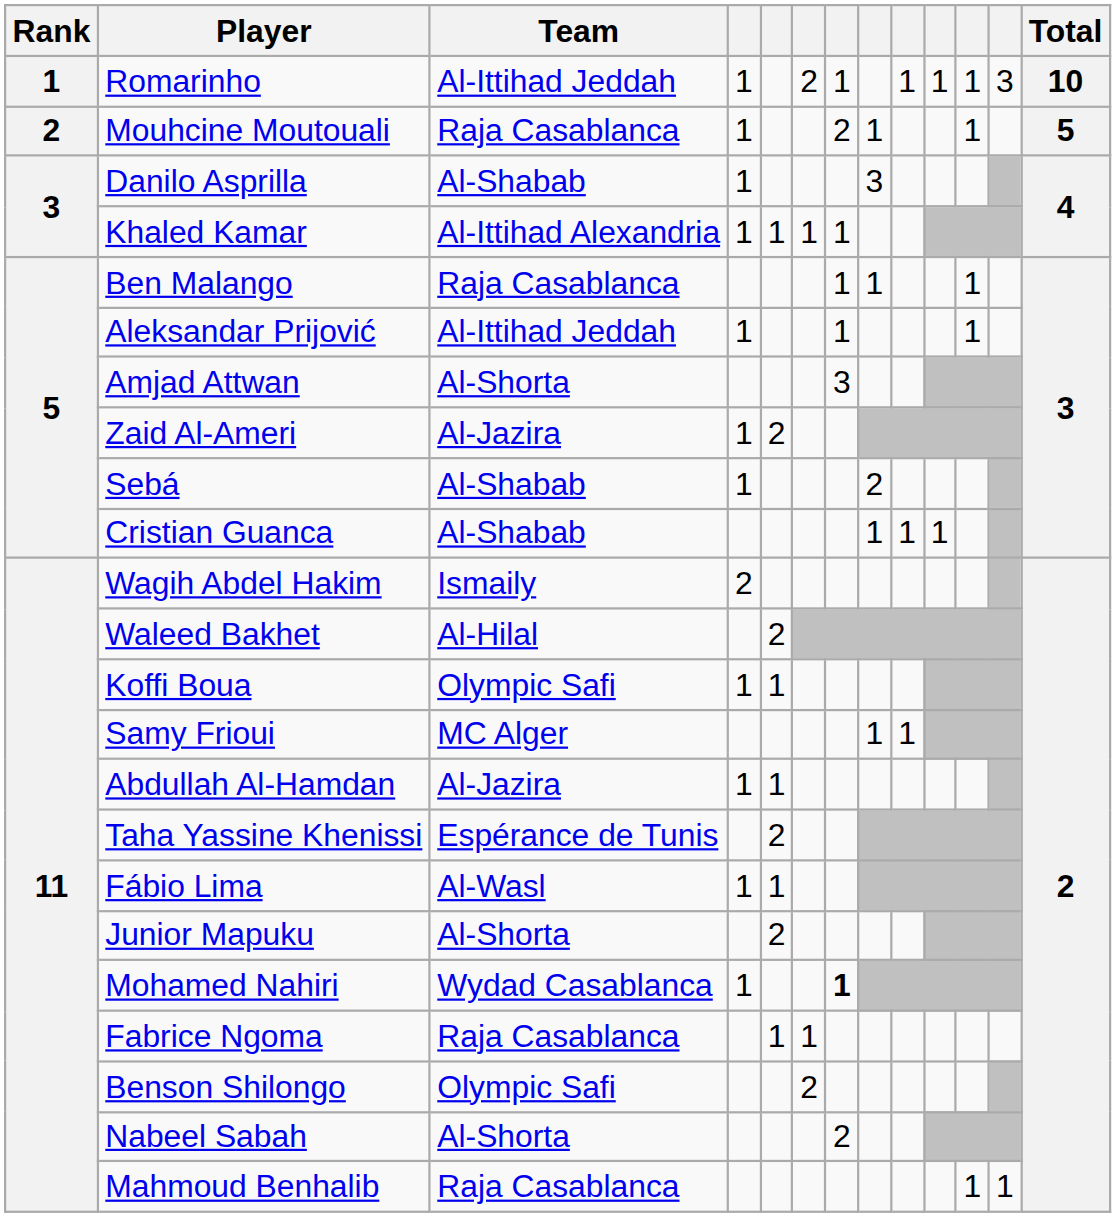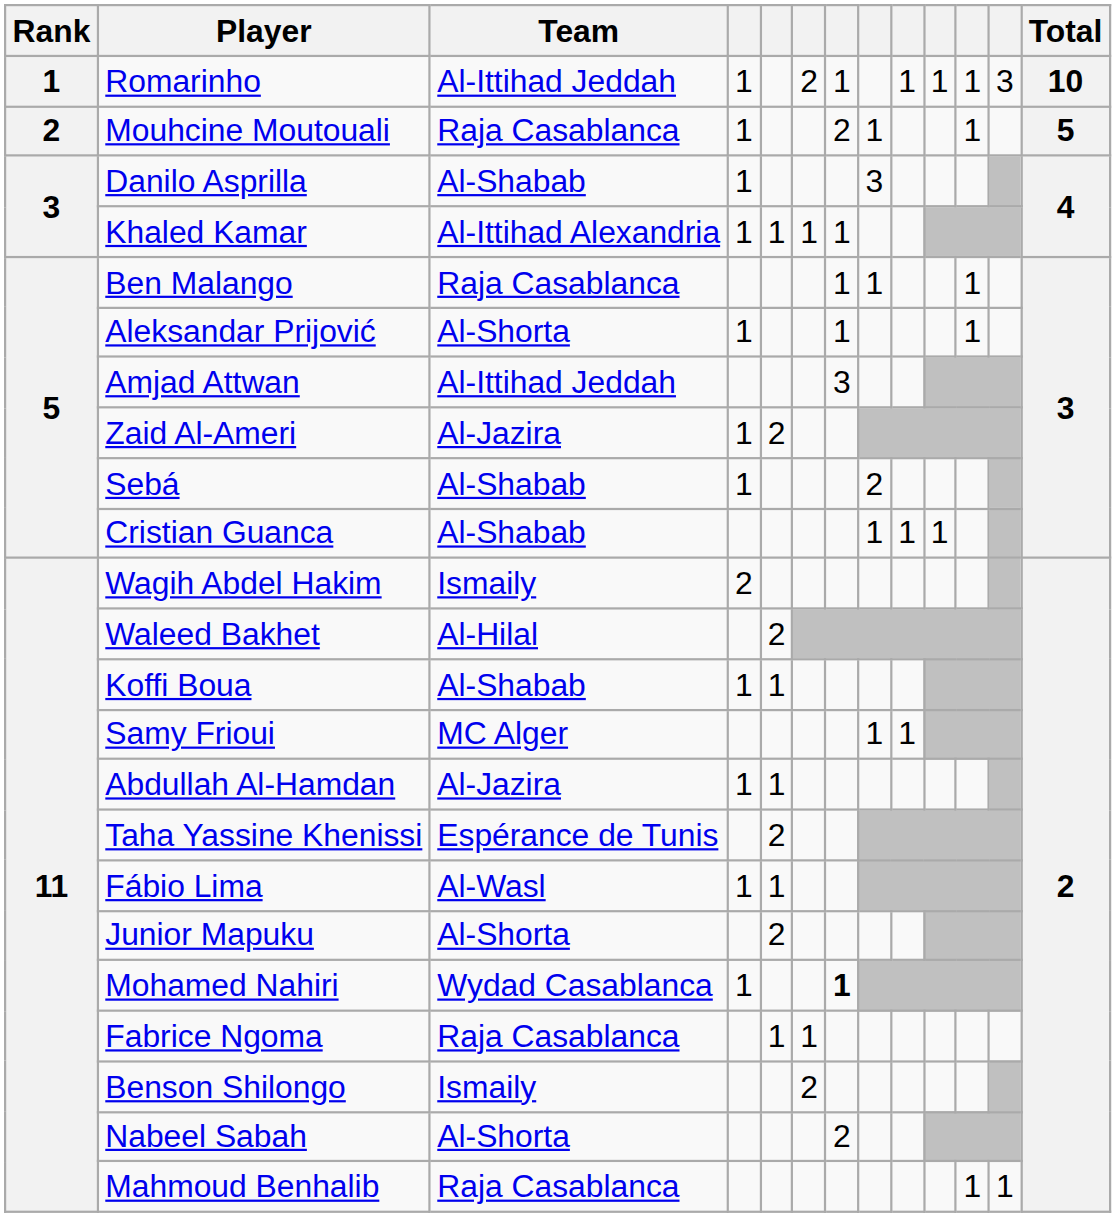(557, 332) Al-Ittihad Jeddah -> (504, 332) Al-Shorta
(504, 383) Al-Shorta -> (557, 383) Al-Ittihad Jeddah
(527, 684) Olympic Safi -> (512, 684) Al-Shabab
(527, 1086) Olympic Safi -> (487, 1086) Ismaily
